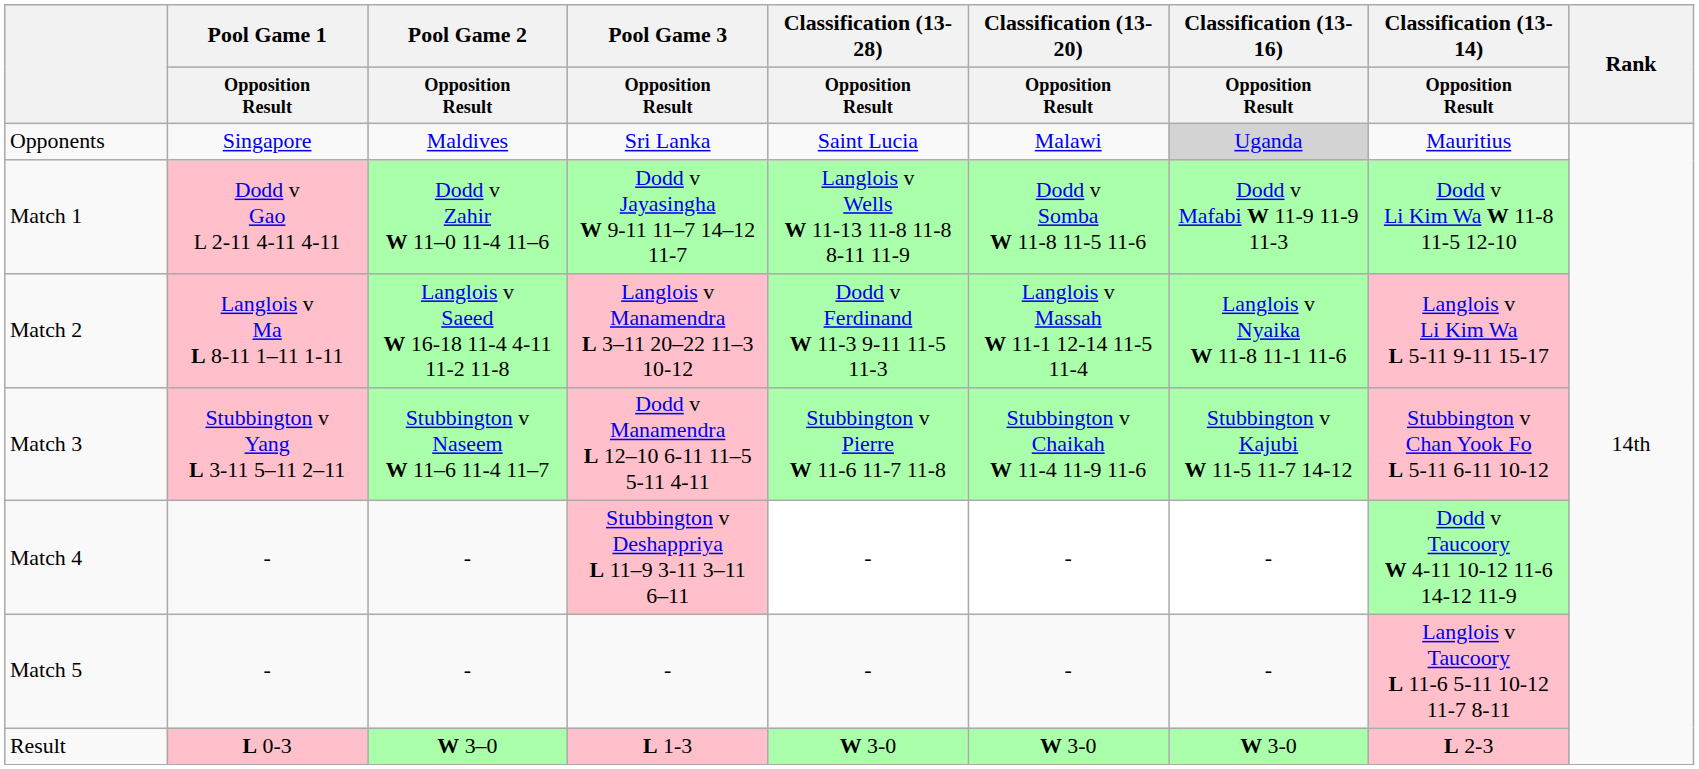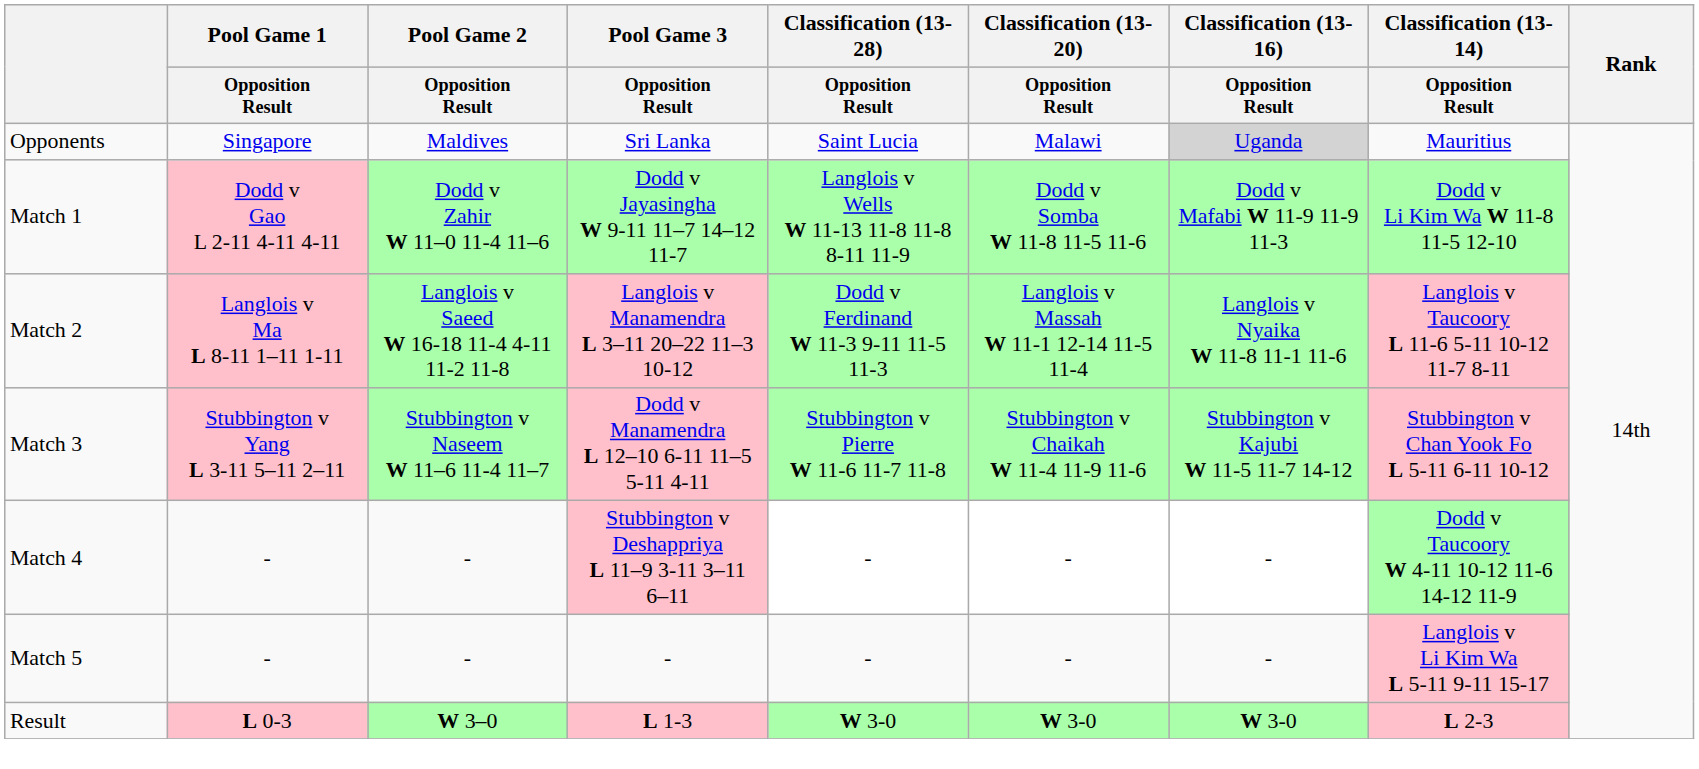(1469, 330) Langlois v Li Kim Wa L 5-11 9-11 15-17 -> (1469, 330) Langlois v Taucoory L 11-6 5-11 10-12 11-7 8-11
(1469, 671) Langlois v Taucoory L 11-6 5-11 10-12 11-7 8-11 -> (1469, 658) Langlois v Li Kim Wa L 5-11 9-11 15-17
